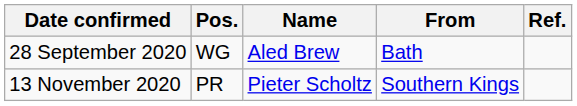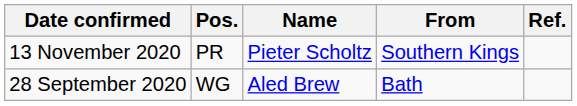rows swapped: (98, 52) <-> (95, 84)
